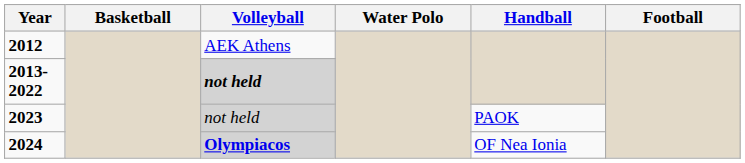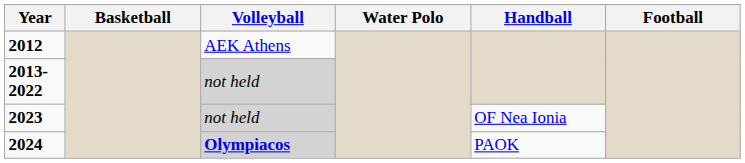(233, 81) bold -> (232, 81) normal
(497, 117) PAOK -> (520, 117) OF Nea Ionia
(520, 144) OF Nea Ionia -> (497, 144) PAOK
